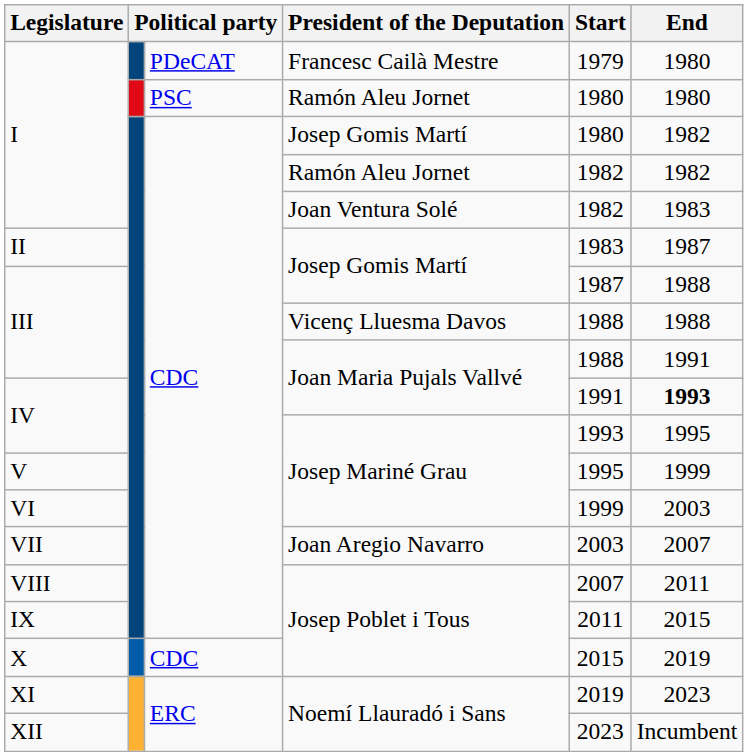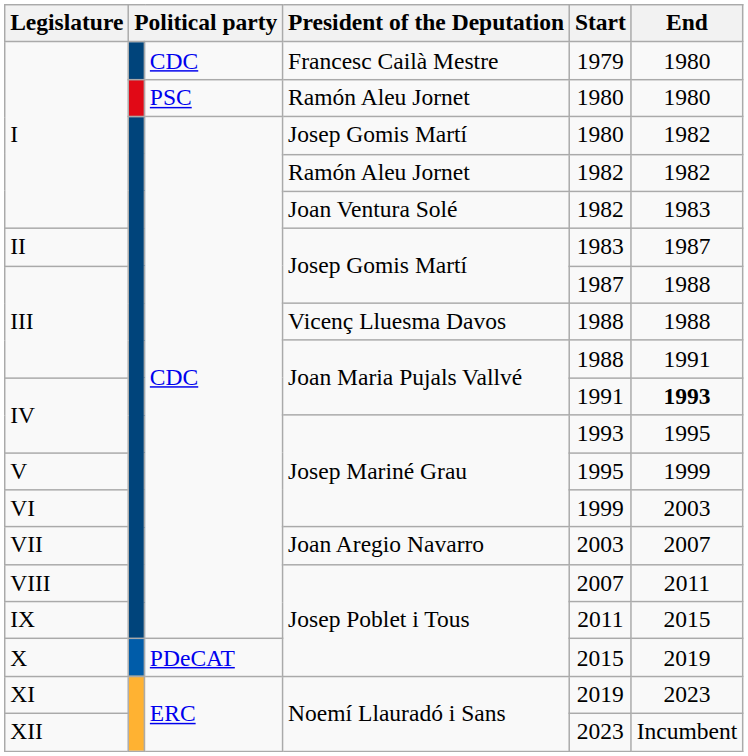(192, 60) PDeCAT -> (174, 60) CDC
(174, 657) CDC -> (192, 657) PDeCAT
